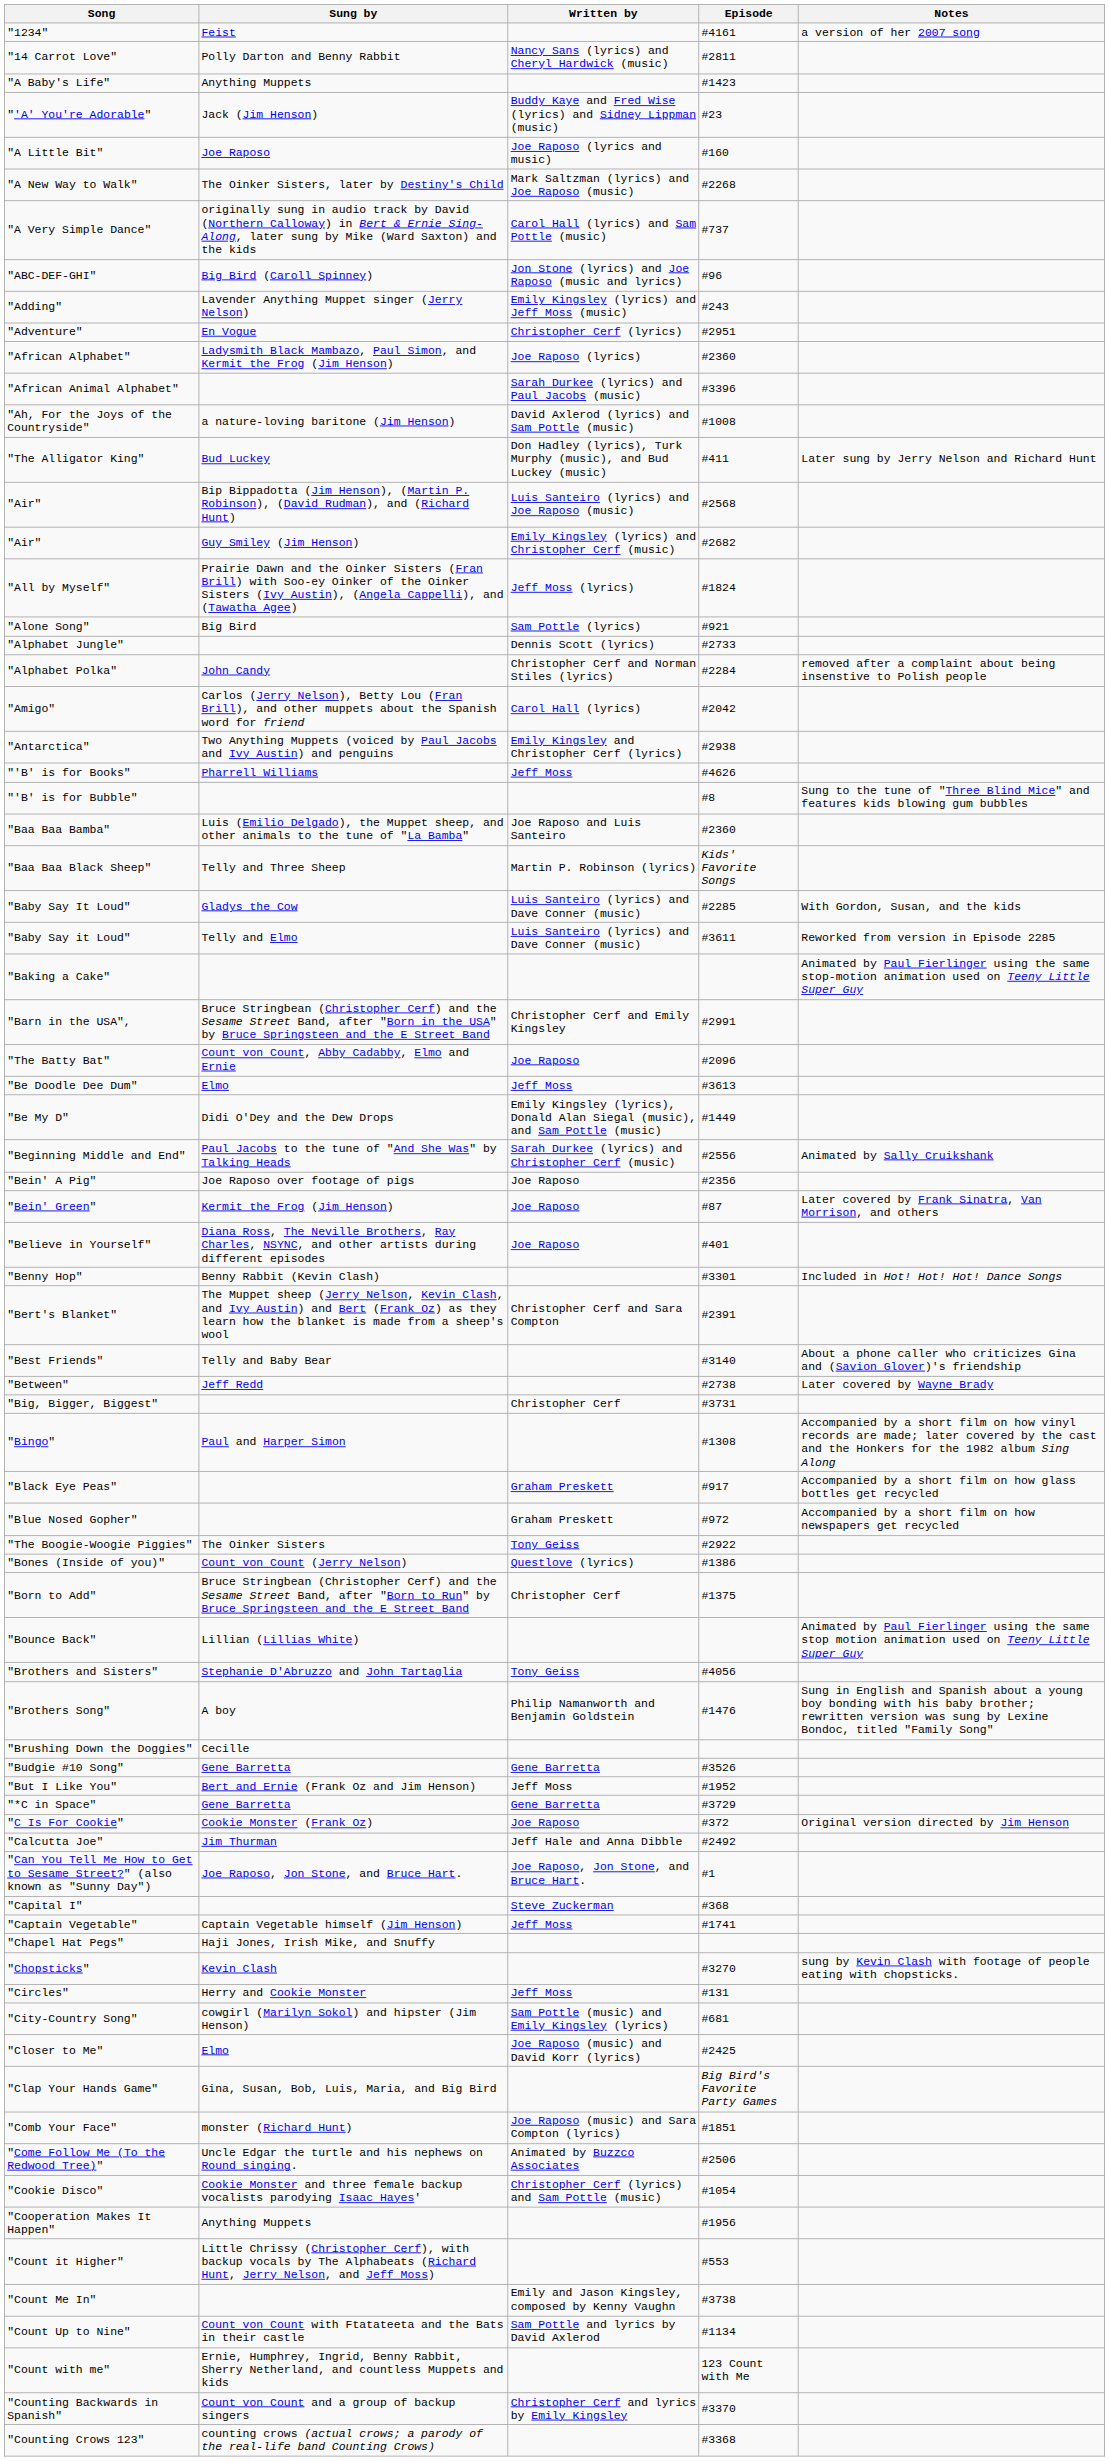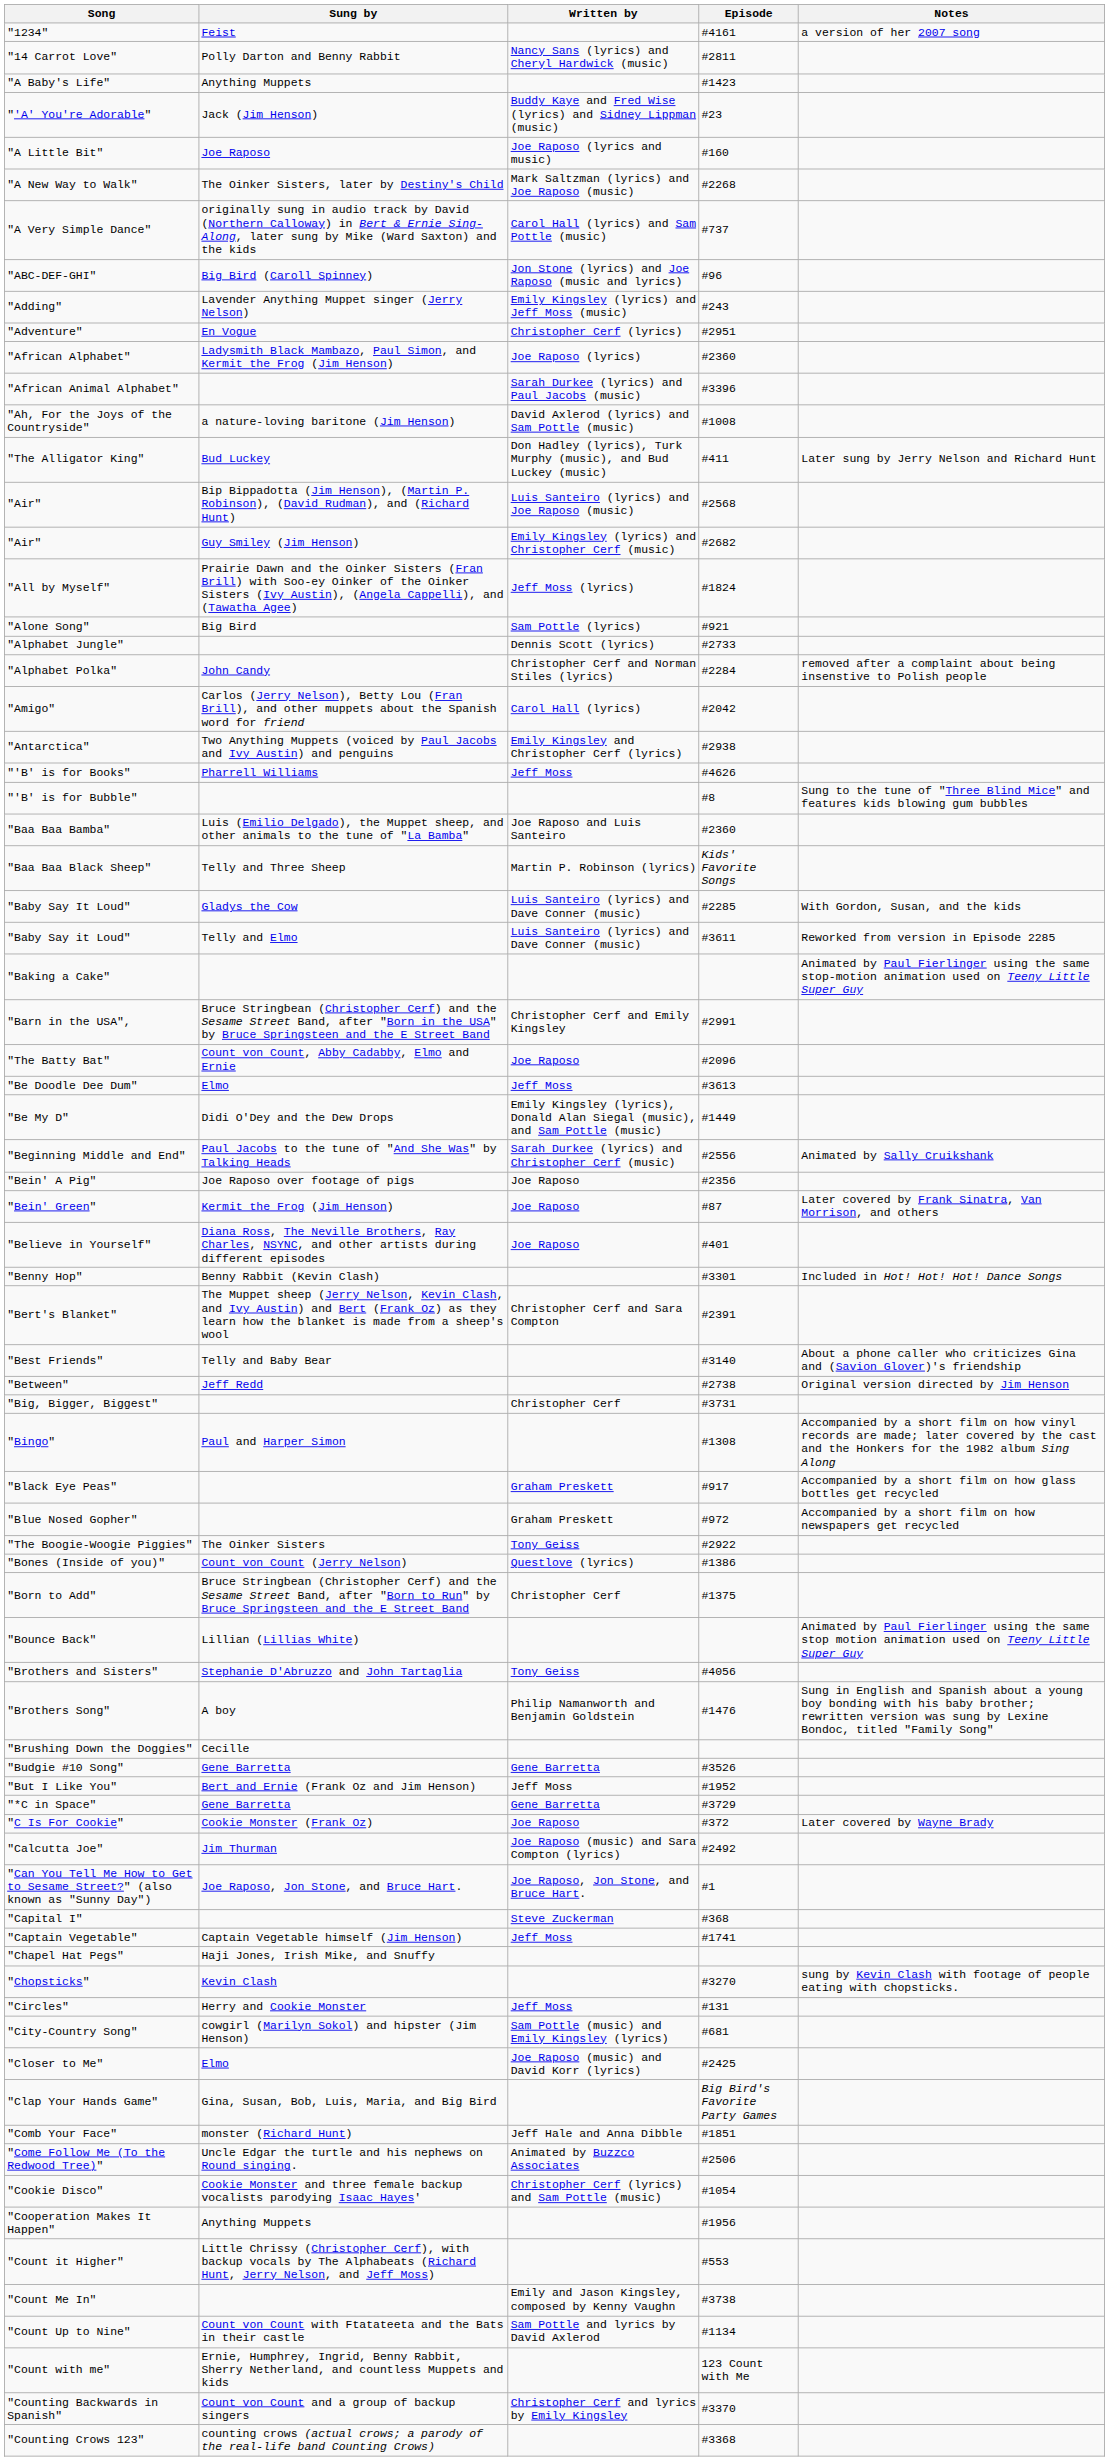(897, 1385) Later covered by Wayne Brady -> (935, 1385) Original version directed by Jim Henson
(935, 1823) Original version directed by Jim Henson -> (897, 1823) Later covered by Wayne Brady
(597, 1842) Jeff Hale and Anna Dibble -> (603, 1849) Joe Raposo (music) and Sara Compton (lyrics)
(603, 2128) Joe Raposo (music) and Sara Compton (lyrics) -> (597, 2134) Jeff Hale and Anna Dibble
